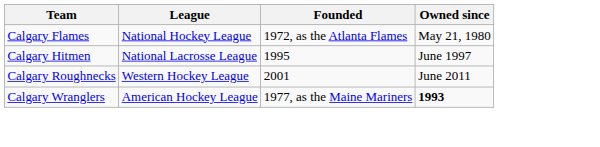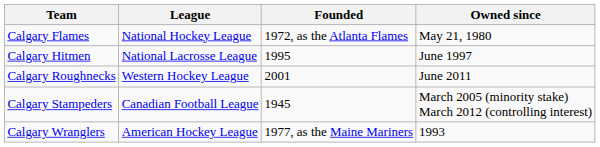+ row: (60, 104)
(431, 96) bold -> (432, 132) normal
